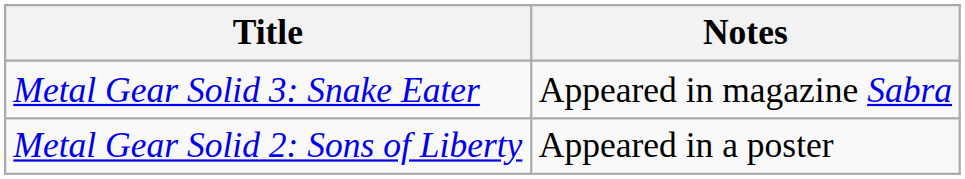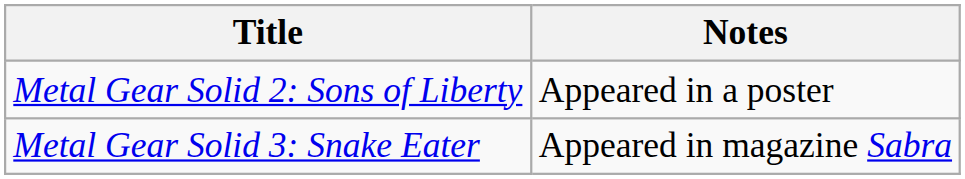rows swapped: (268, 145) <-> (247, 88)
